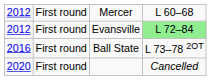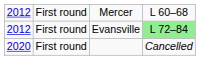- row: (116, 48)
